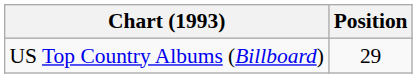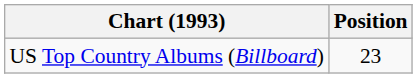(371, 55) 29 -> (371, 55) 23
